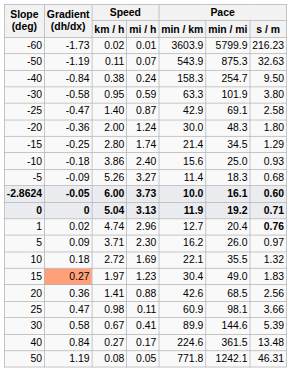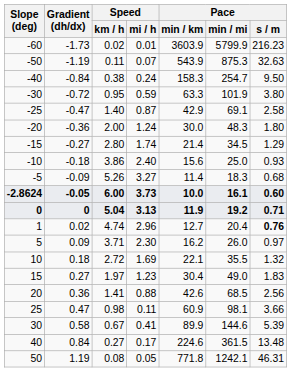(78, 95) -0.58 -> (78, 95) -0.72
(78, 144) -0.25 -> (78, 144) -0.27
(79, 276) lightsalmon background -> (79, 276) no background
